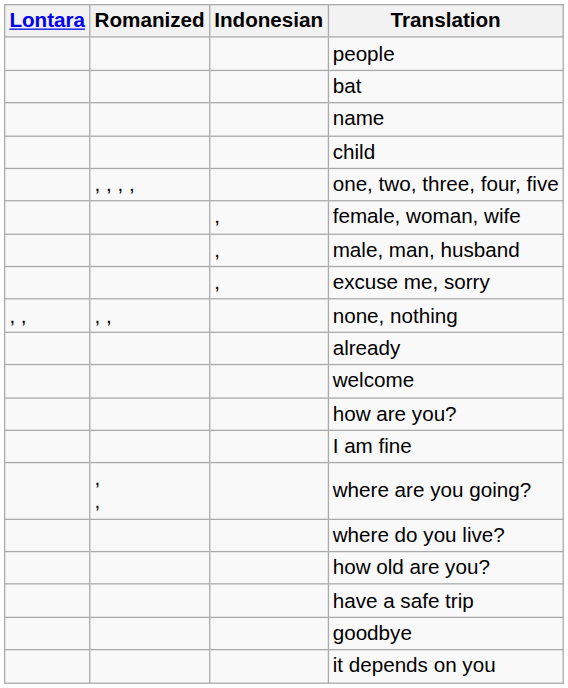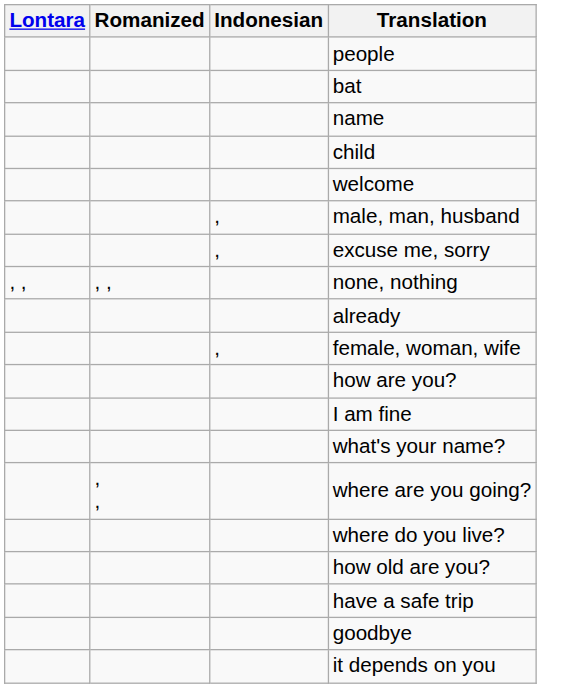- row: (446, 184)
rows swapped: (427, 217) <-> (373, 380)
+ row: (419, 446)
